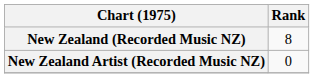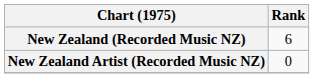(288, 38) 8 -> (288, 38) 6
